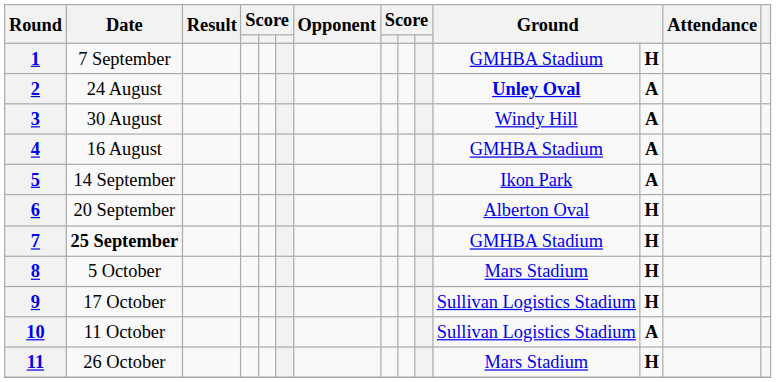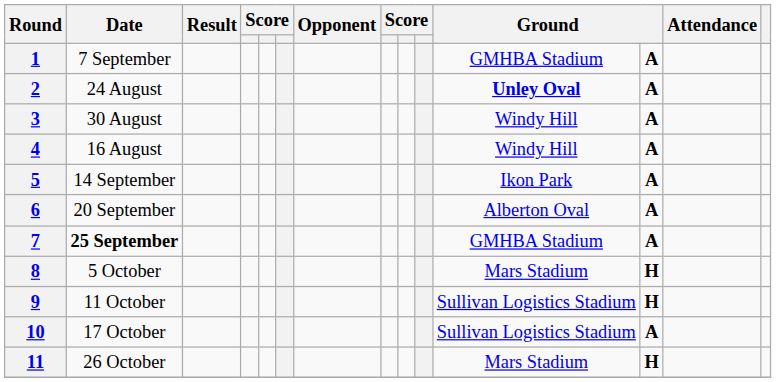(652, 58) H -> (652, 58) A
(536, 149) GMHBA Stadium -> (536, 149) Windy Hill
(652, 210) H -> (652, 210) A
(652, 240) H -> (652, 240) A
(124, 301) 17 October -> (124, 301) 11 October
(124, 331) 11 October -> (124, 331) 17 October
